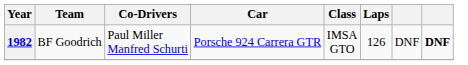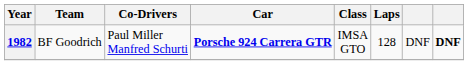(257, 42) normal -> (263, 42) bold
(376, 42) 126 -> (387, 42) 128
